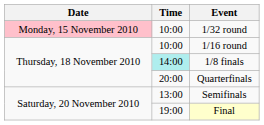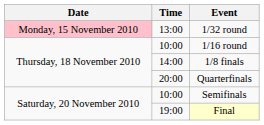(171, 29) 10:00 -> (171, 29) 13:00
(171, 62) paleturquoise background -> (171, 62) no background
(171, 95) 13:00 -> (171, 95) 10:00
